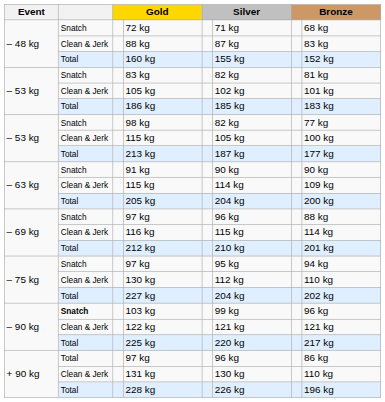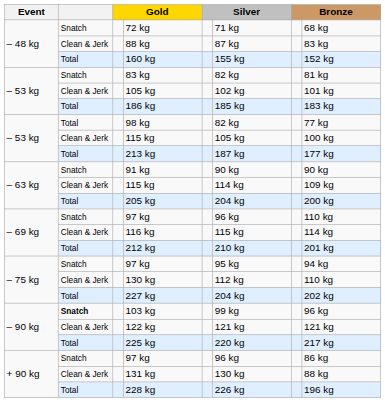(74, 123) Snatch -> (69, 123) Total
(316, 216) 88 kg -> (319, 216) 110 kg
(69, 359) Total -> (74, 359) Snatch
(319, 374) 110 kg -> (316, 374) 88 kg
